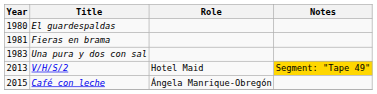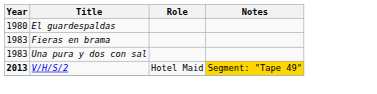(17, 40) 1981 -> (17, 40) 1983
(17, 68) normal -> (17, 68) bold
- row: (68, 82)
